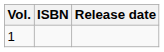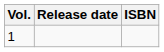columns swapped: (115, 15) <-> (53, 15)
